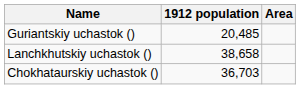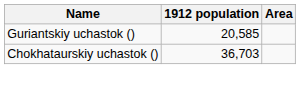(240, 34) 20,485 -> (240, 34) 20,585
- row: (79, 53)
